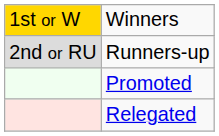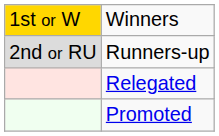rows swapped: (149, 83) <-> (151, 114)
